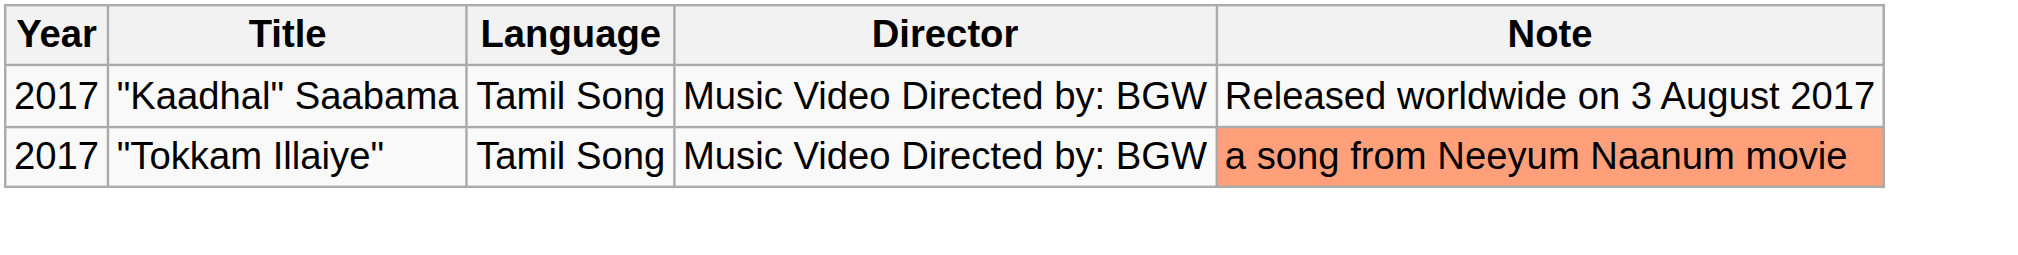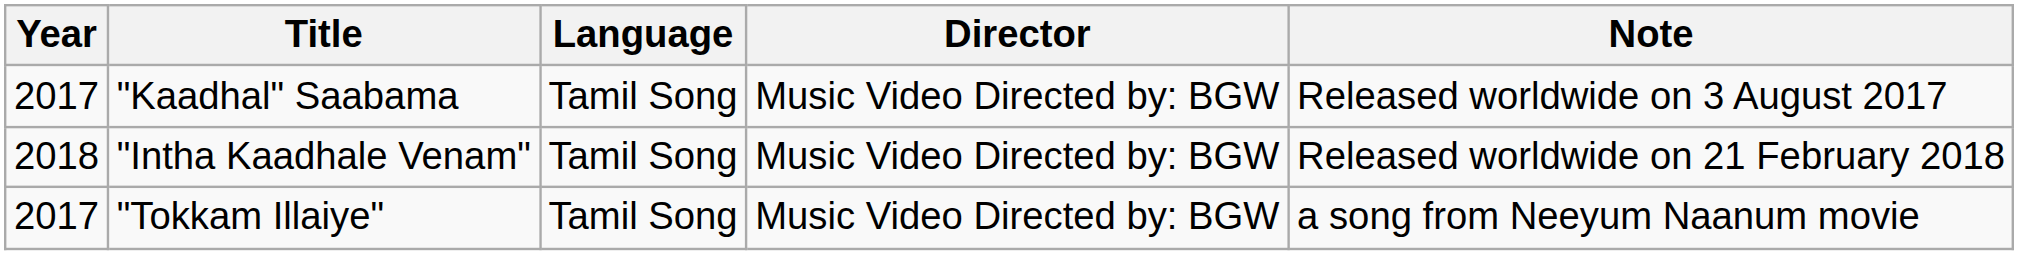+ row: (324, 156)
(1536, 156) lightsalmon background -> (1608, 216) no background
